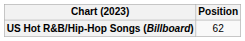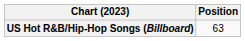(218, 28) 62 -> (218, 28) 63
